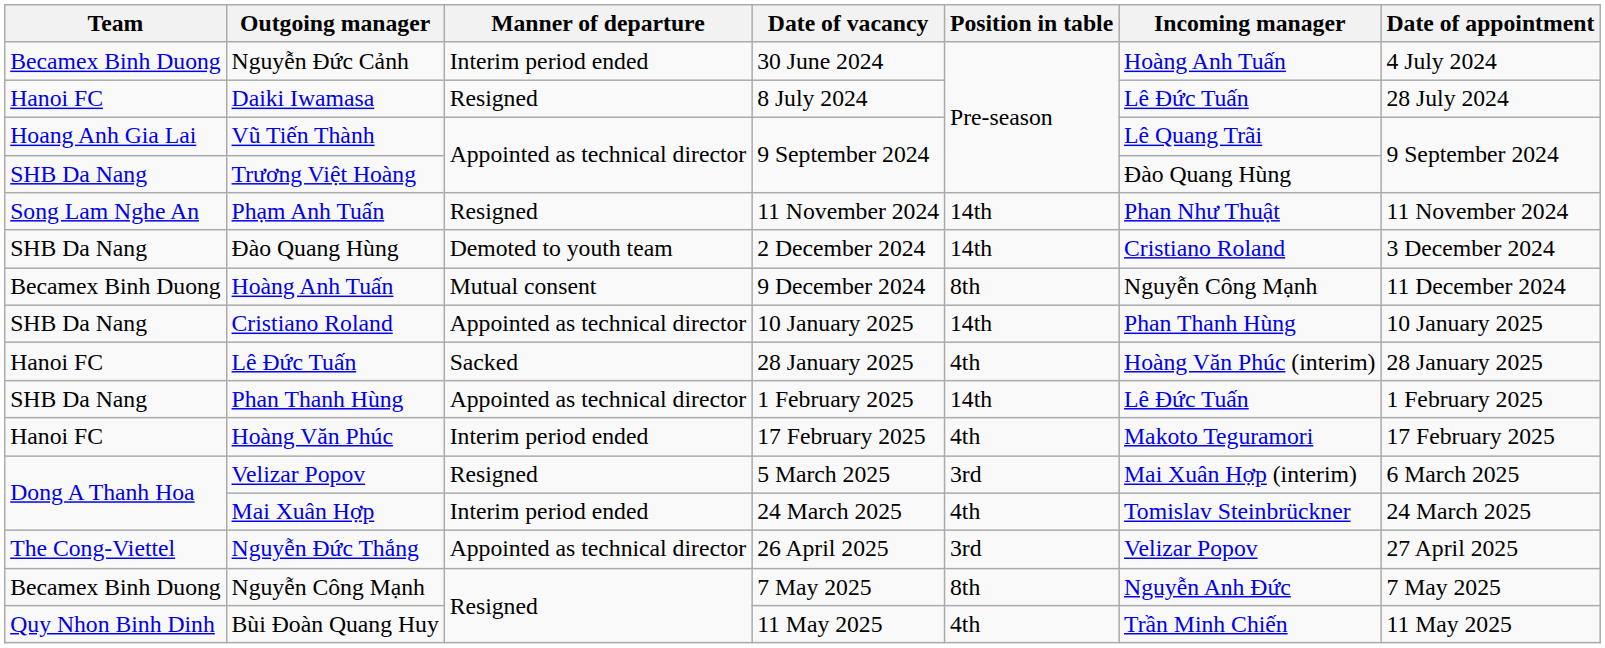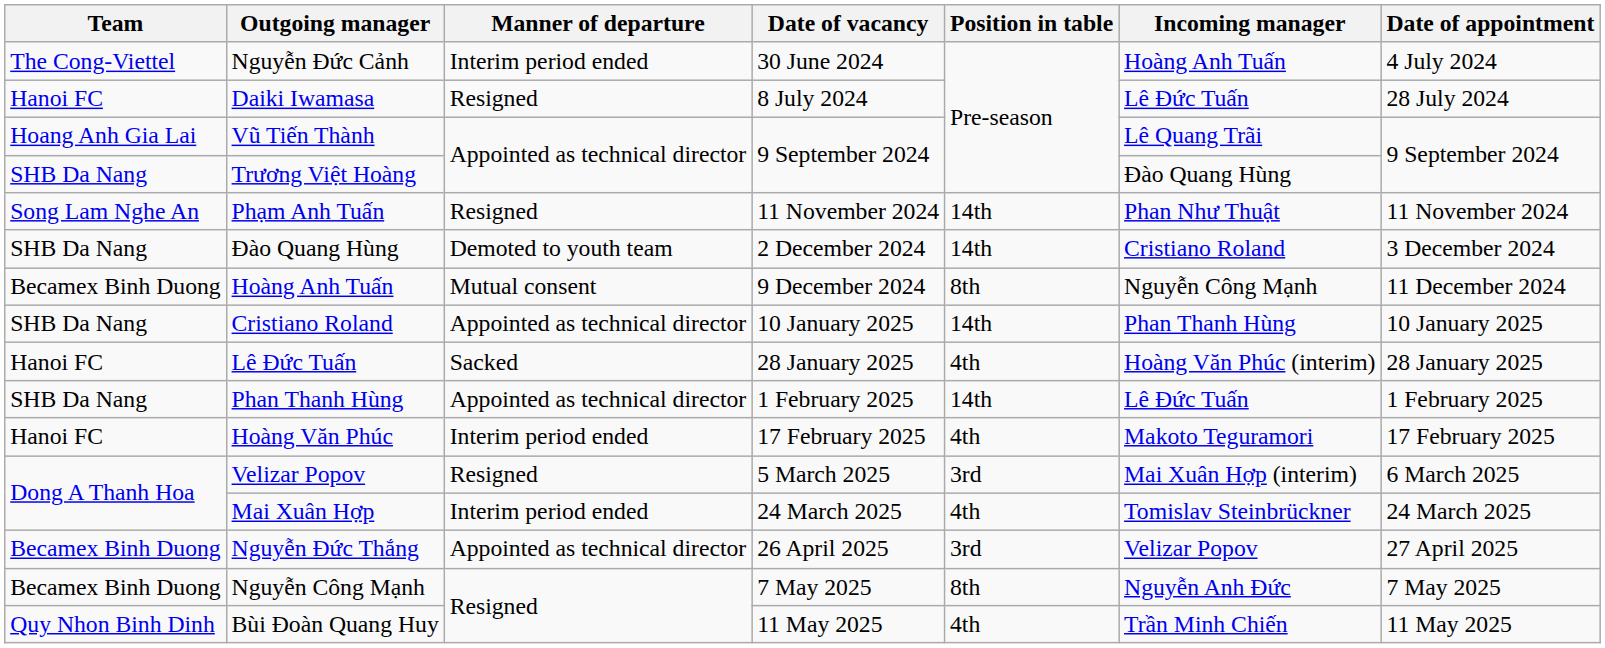(115, 60) Becamex Binh Duong -> (93, 60) The Cong-Viettel
(93, 549) The Cong-Viettel -> (115, 549) Becamex Binh Duong
